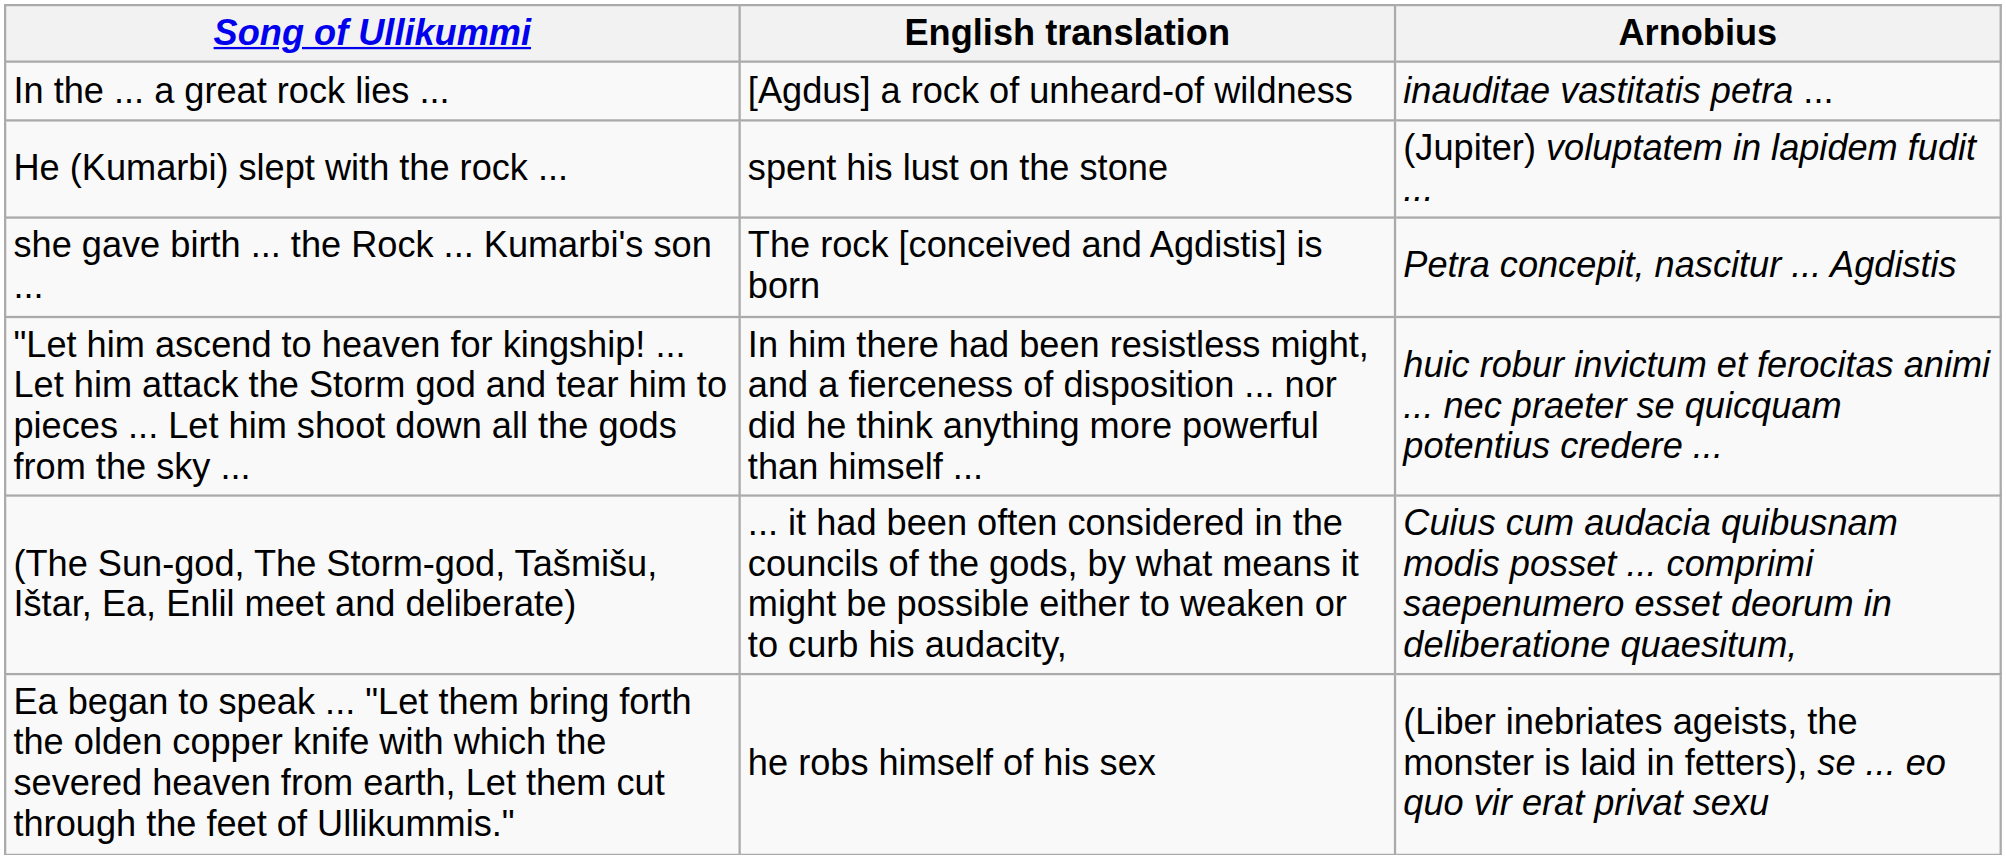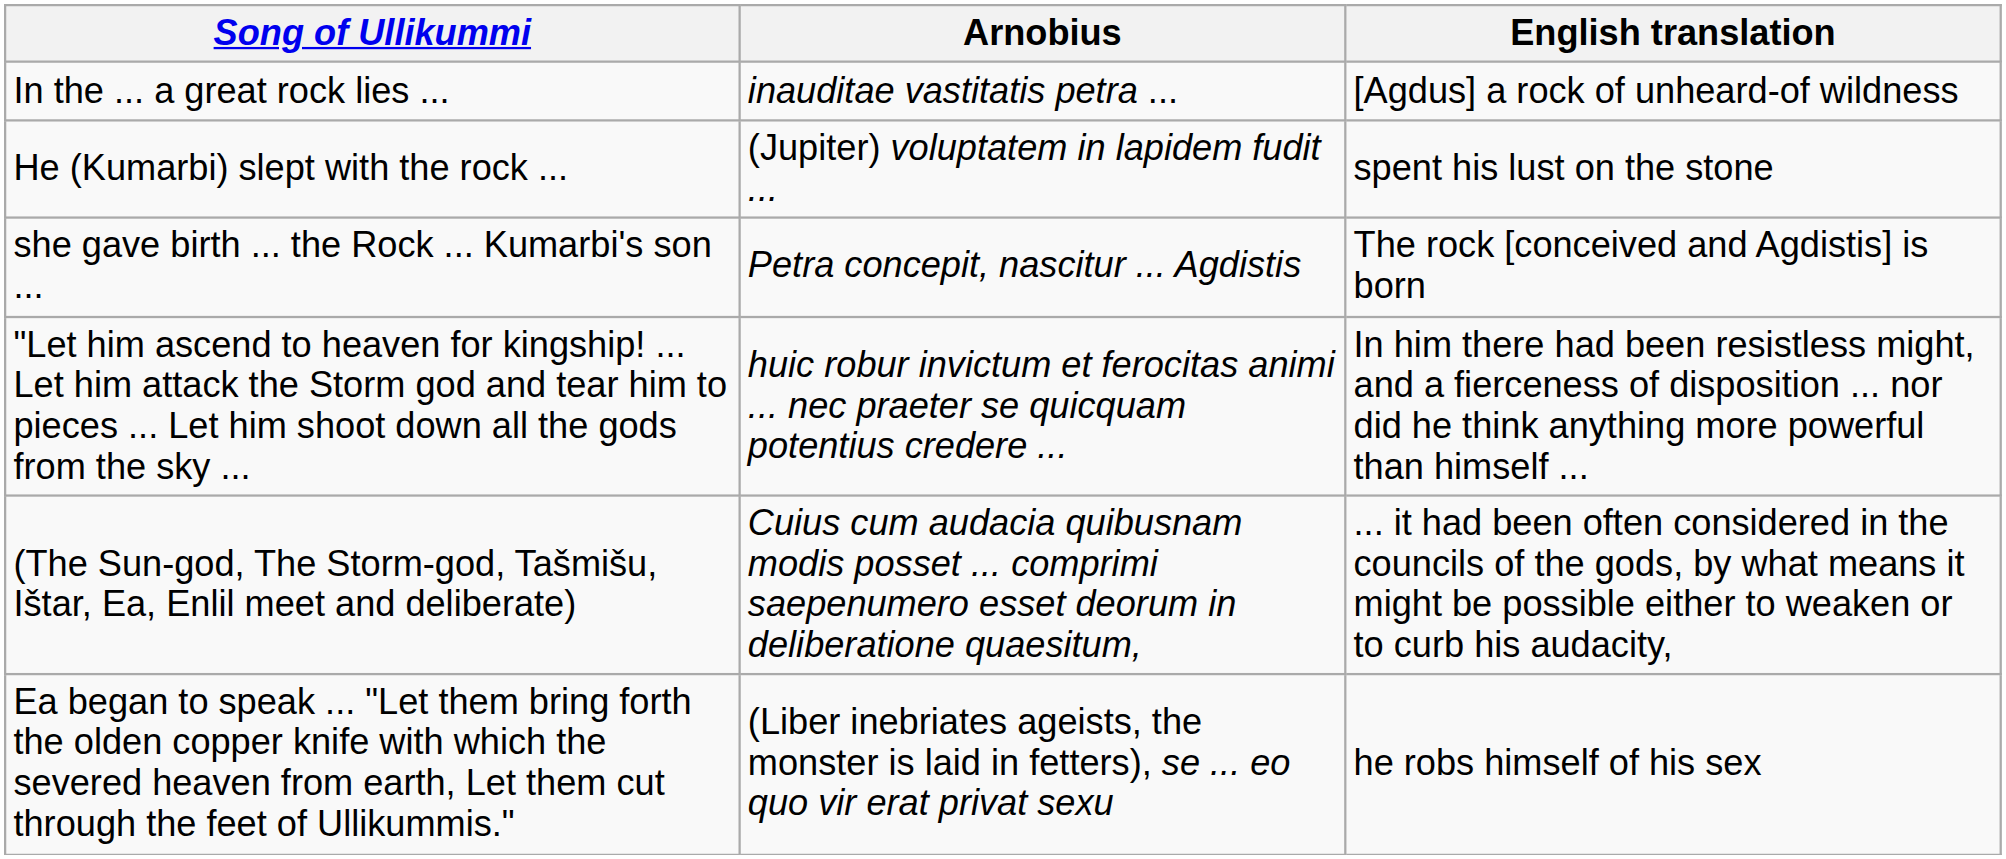columns swapped: (1698, 33) <-> (1067, 33)
